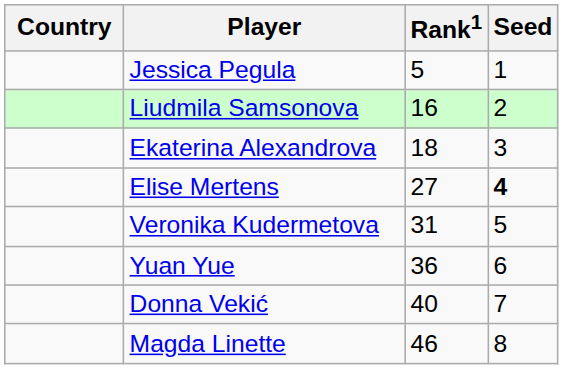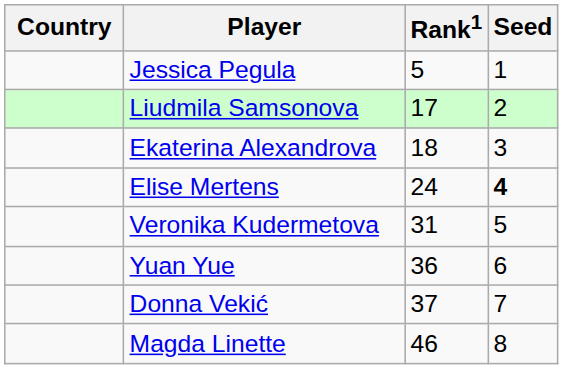(424, 108) 16 -> (424, 108) 17
(424, 187) 27 -> (424, 187) 24
(424, 304) 40 -> (424, 304) 37
